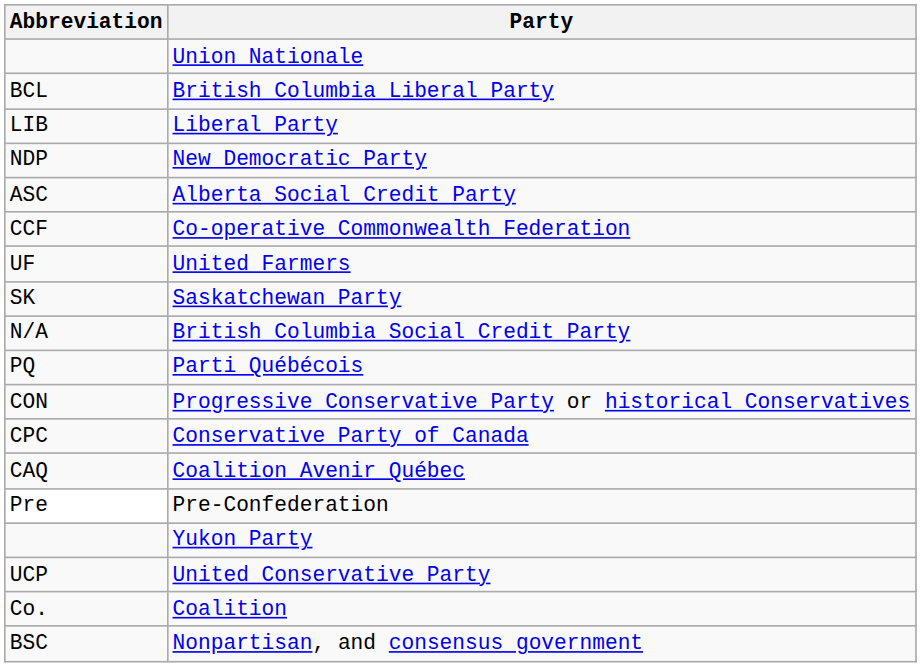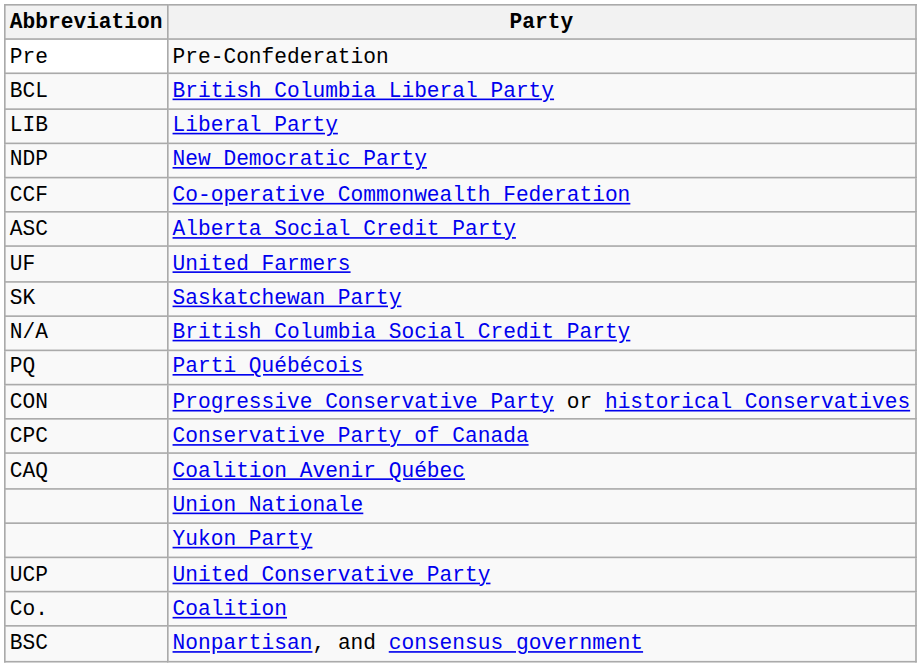rows swapped: (281, 506) <-> (268, 57)
rows swapped: (401, 229) <-> (344, 195)
